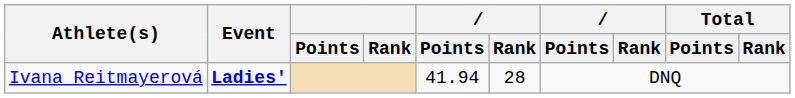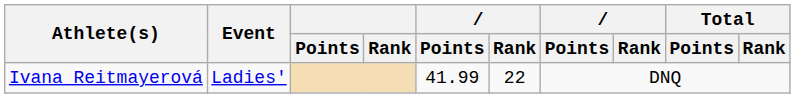(249, 78) bold -> (249, 78) normal
(452, 78) 41.94 -> (452, 78) 41.99
(515, 78) 28 -> (515, 78) 22
